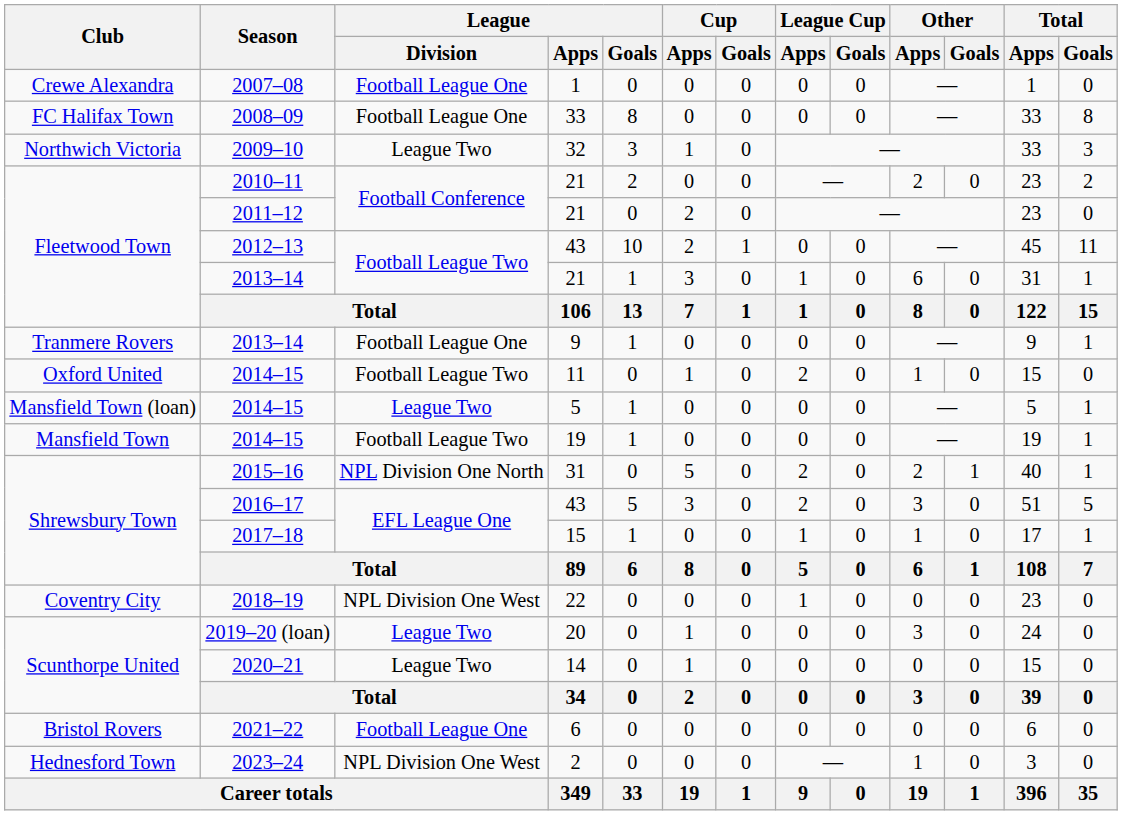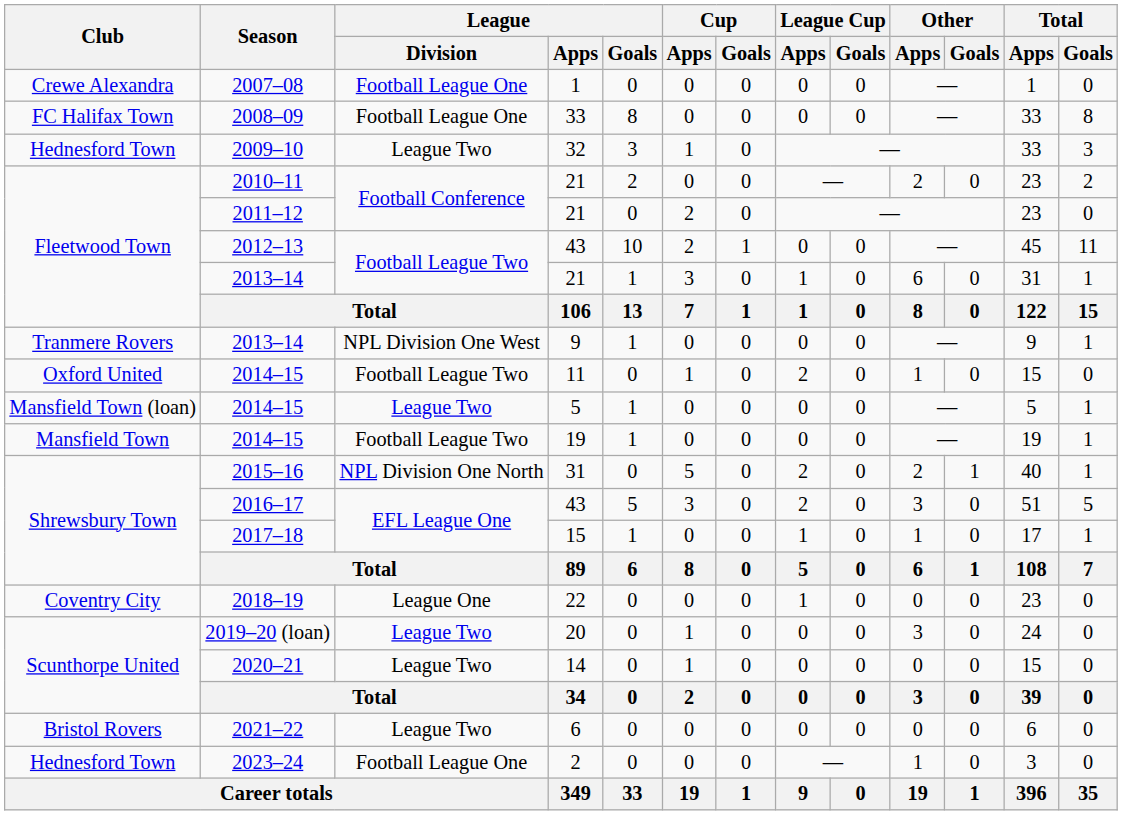(103, 149) Northwich Victoria -> (103, 149) Hednesford Town
(442, 342) Football League One -> (442, 342) NPL Division One West
(442, 600) NPL Division One West -> (442, 600) League One
(442, 729) Football League One -> (442, 729) League Two
(442, 761) NPL Division One West -> (442, 761) Football League One
